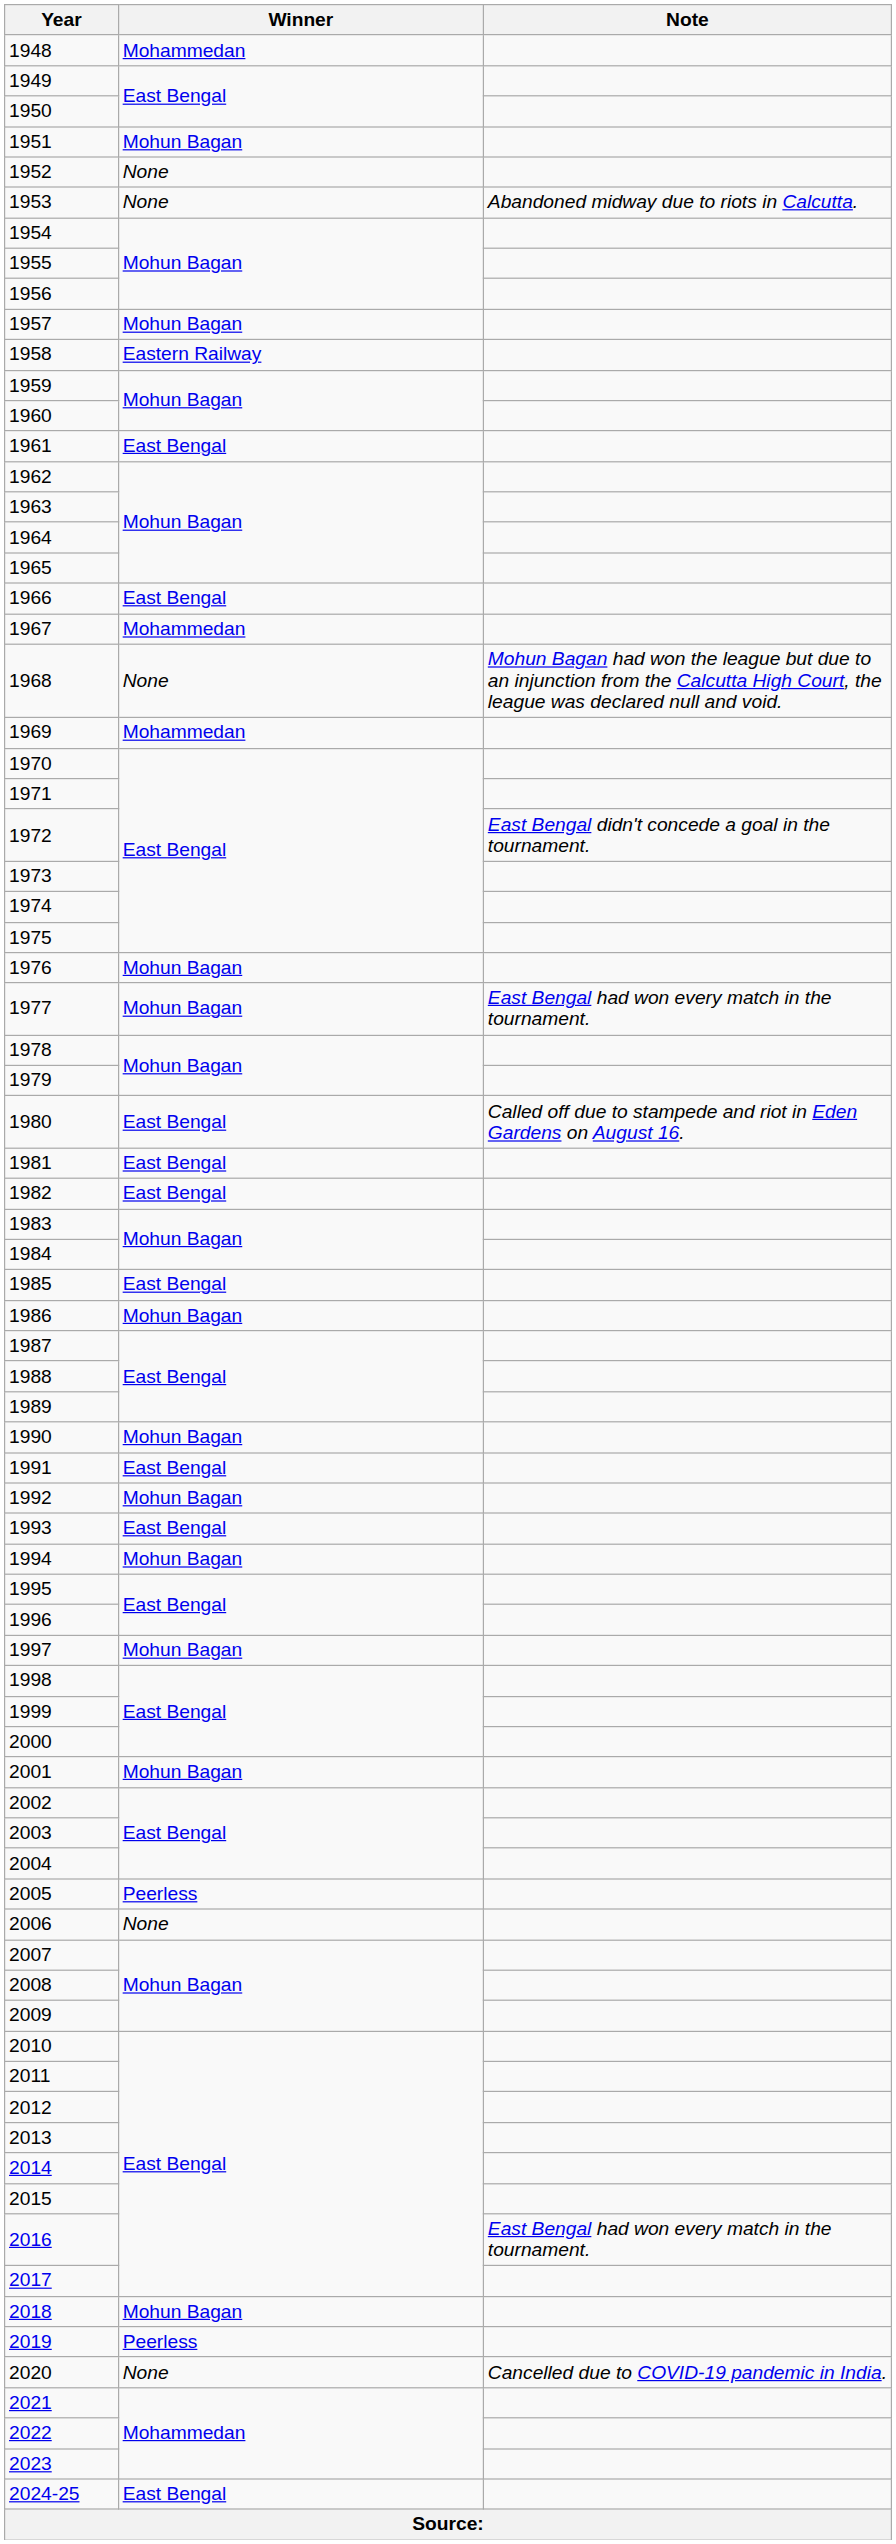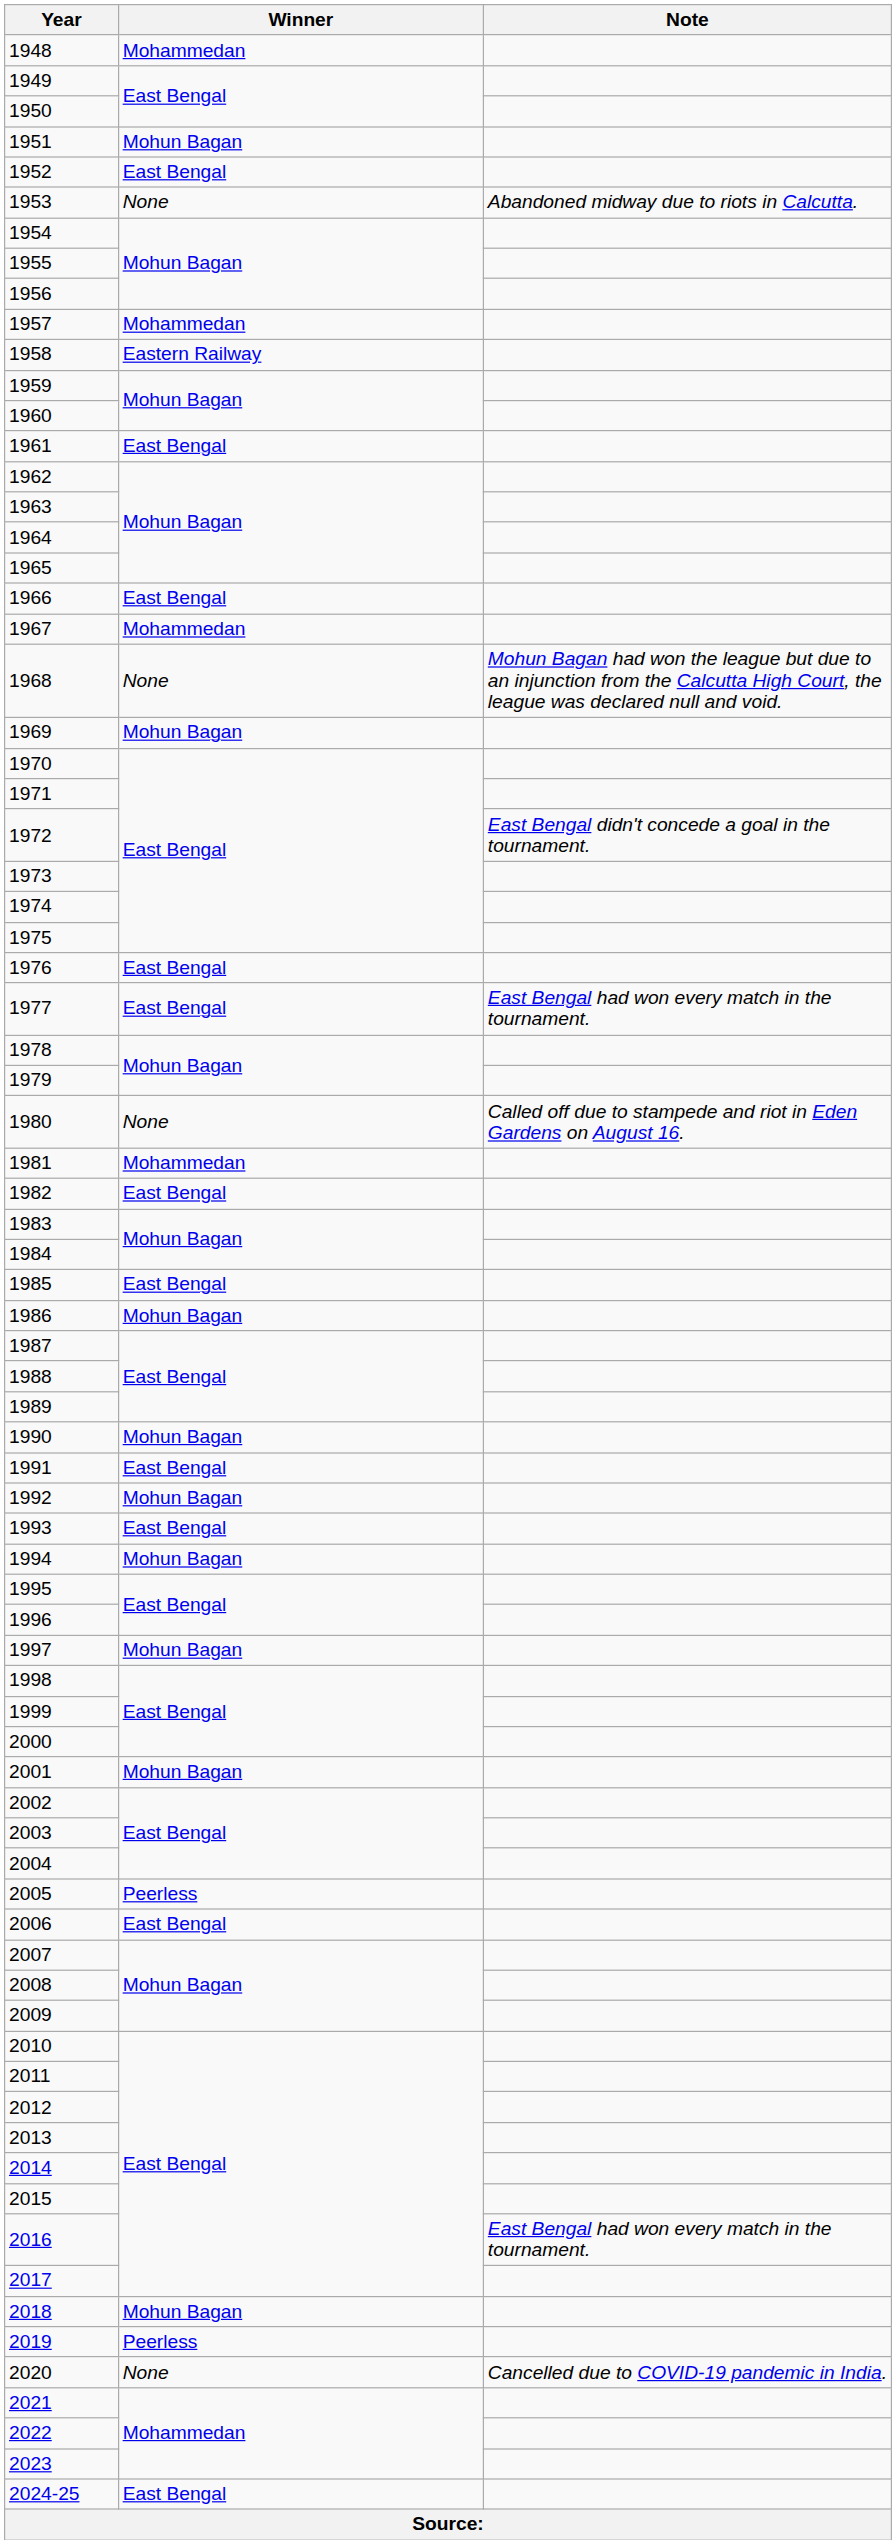(146, 171) None -> (174, 171) East Bengal
(182, 324) Mohun Bagan -> (184, 324) Mohammedan
(184, 732) Mohammedan -> (182, 732) Mohun Bagan
(182, 967) Mohun Bagan -> (174, 967) East Bengal
(182, 1008) Mohun Bagan -> (174, 1008) East Bengal
(174, 1121) East Bengal -> (146, 1121) None
(174, 1163) East Bengal -> (184, 1163) Mohammedan
(146, 1924) None -> (174, 1924) East Bengal
